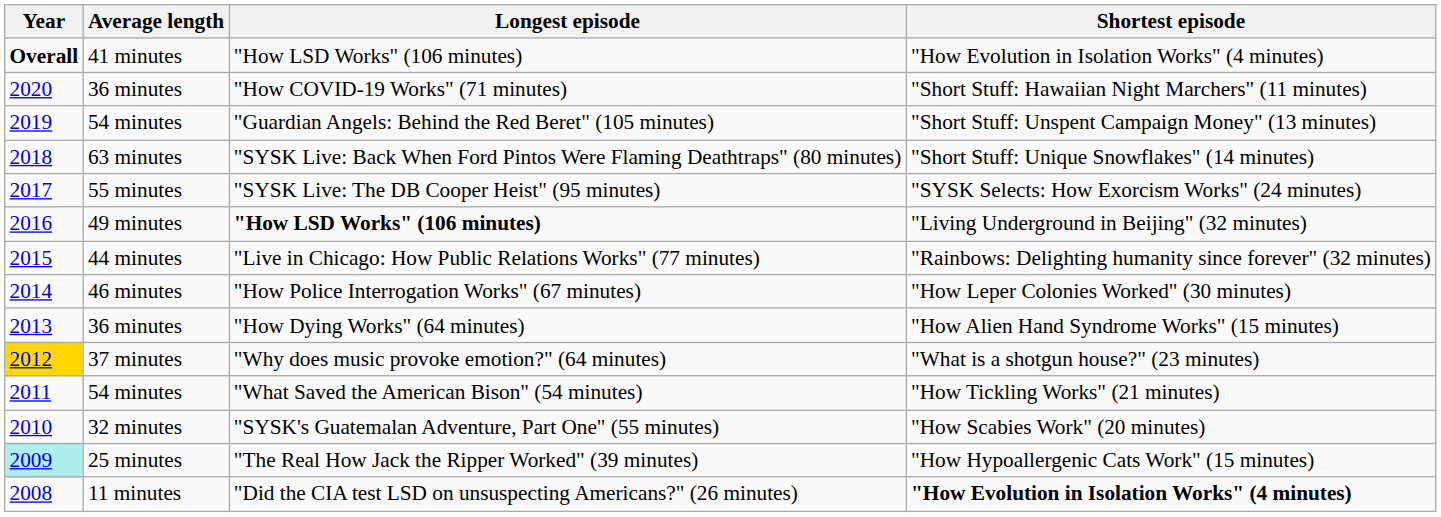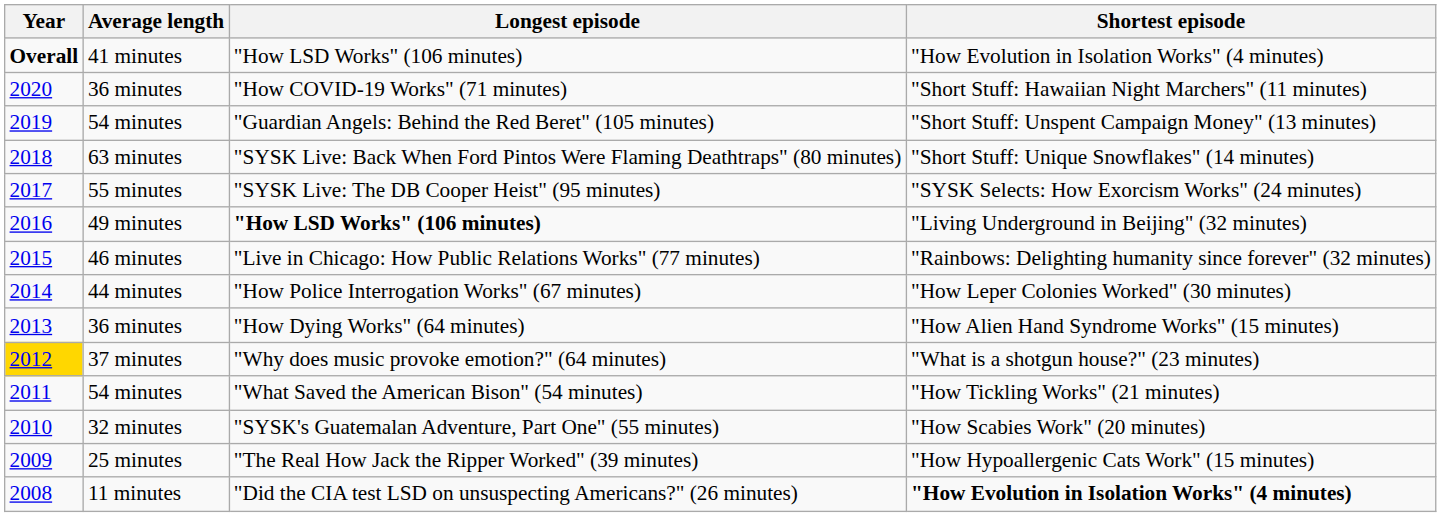(135, 257) 44 minutes -> (135, 257) 46 minutes
(135, 291) 46 minutes -> (135, 291) 44 minutes
(31, 460) paleturquoise background -> (31, 460) no background
